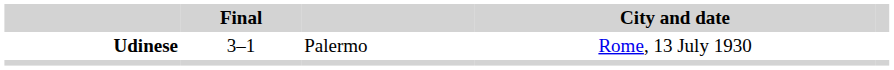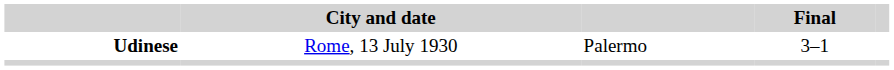columns swapped: (241, 17) <-> (675, 17)
